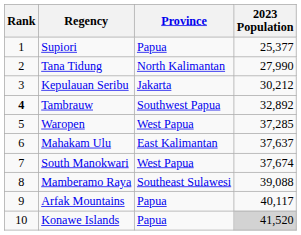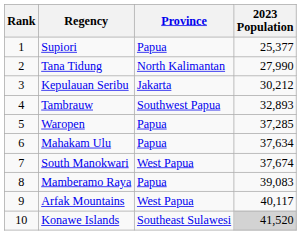(21, 104) bold -> (21, 104) normal
(277, 104) 32,892 -> (277, 104) 32,893
(165, 124) West Papua -> (152, 124) Papua
(177, 143) East Kalimantan -> (152, 143) Papua
(277, 143) 37,637 -> (277, 143) 37,634
(184, 182) Southeast Sulawesi -> (152, 182) Papua
(277, 182) 39,088 -> (277, 182) 39,083
(152, 201) Papua -> (165, 201) West Papua
(152, 220) Papua -> (184, 220) Southeast Sulawesi
